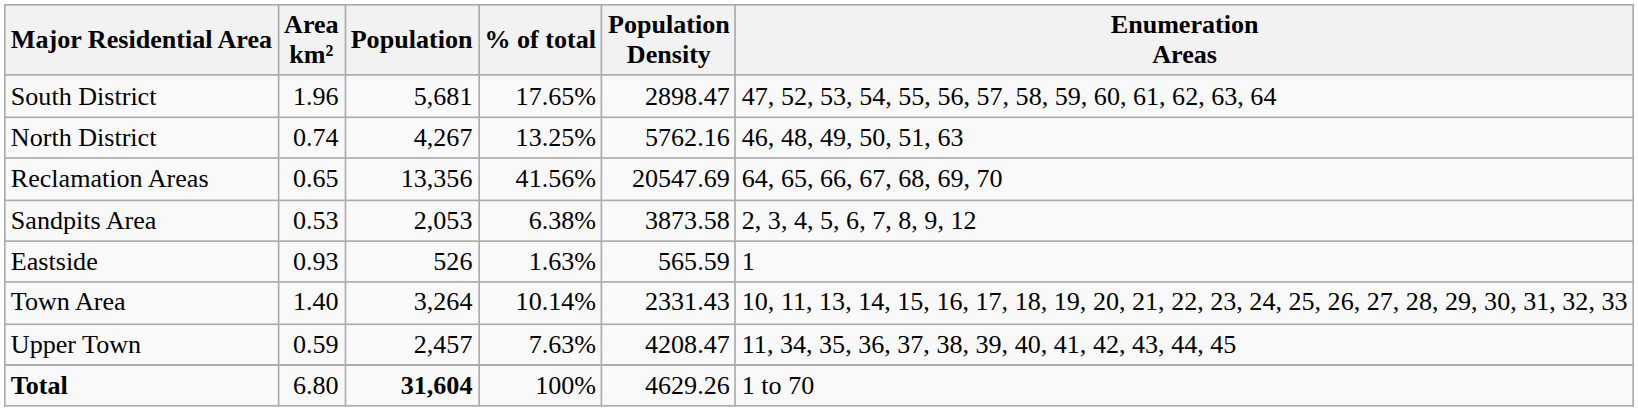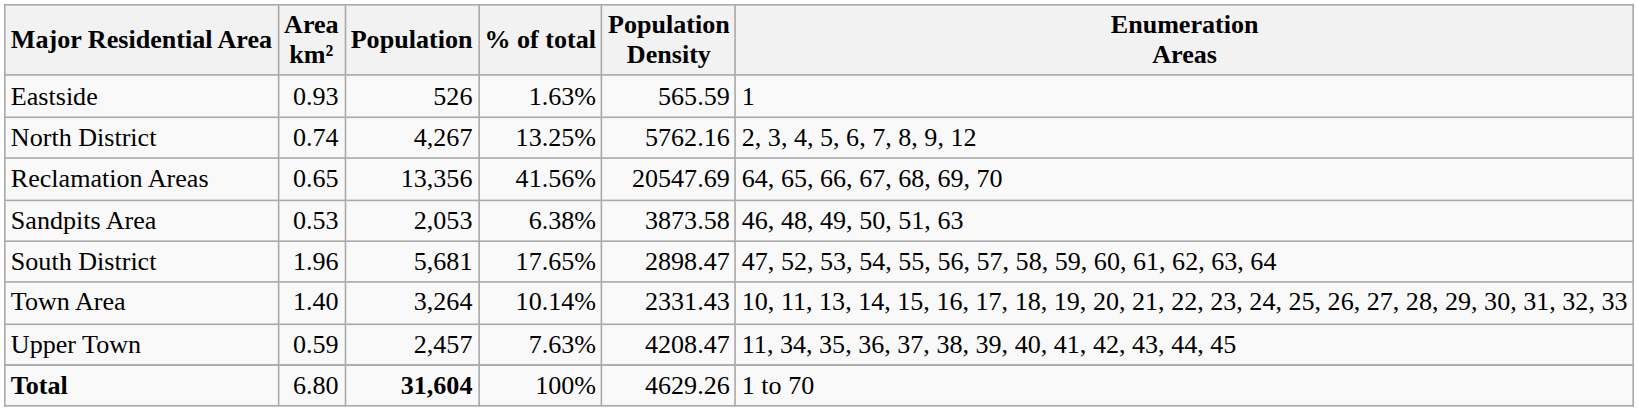rows swapped: (54, 261) <-> (84, 95)
(853, 137) 46, 48, 49, 50, 51, 63 -> (859, 137) 2, 3, 4, 5, 6, 7, 8, 9, 12
(859, 219) 2, 3, 4, 5, 6, 7, 8, 9, 12 -> (853, 219) 46, 48, 49, 50, 51, 63
